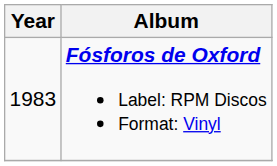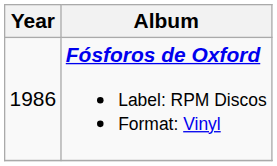(33, 98) 1983 -> (33, 98) 1986
